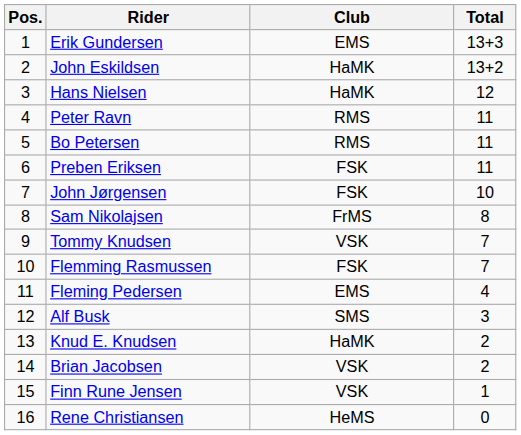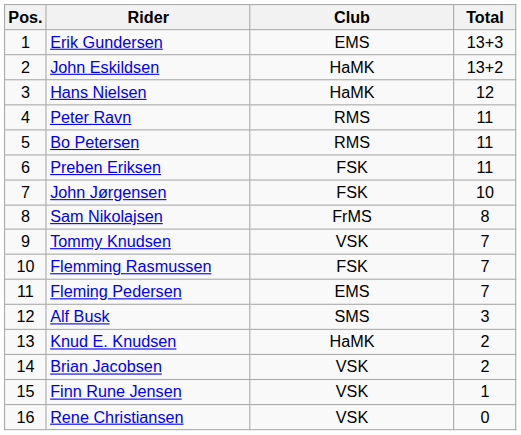(485, 292) 4 -> (485, 292) 7
(352, 417) HeMS -> (352, 417) VSK
